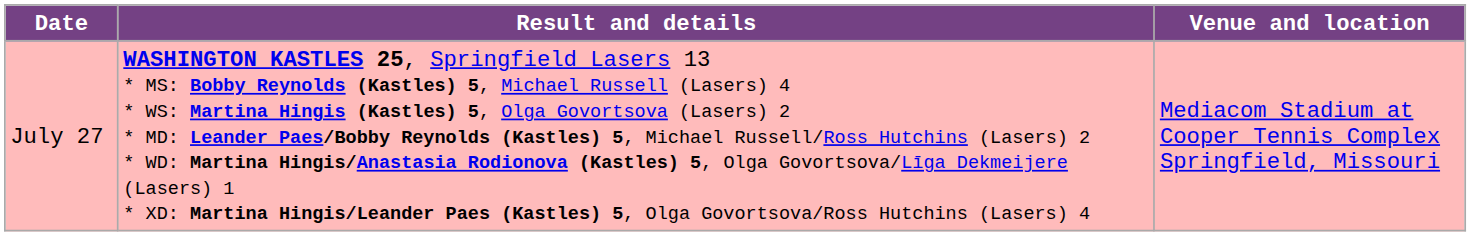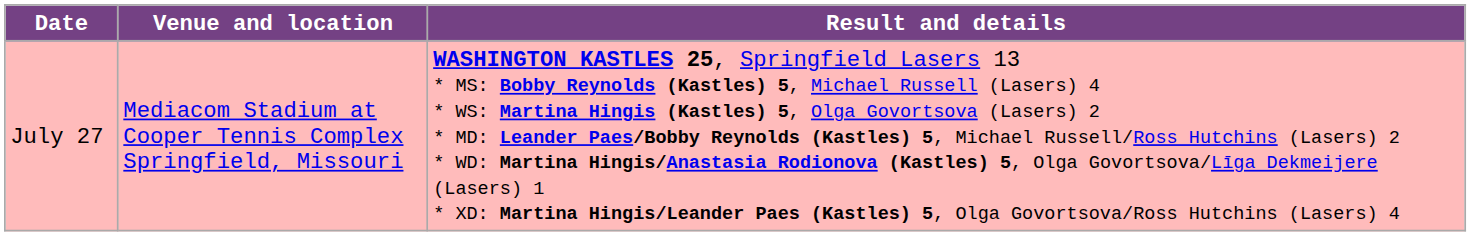columns swapped: (1310, 23) <-> (636, 23)
